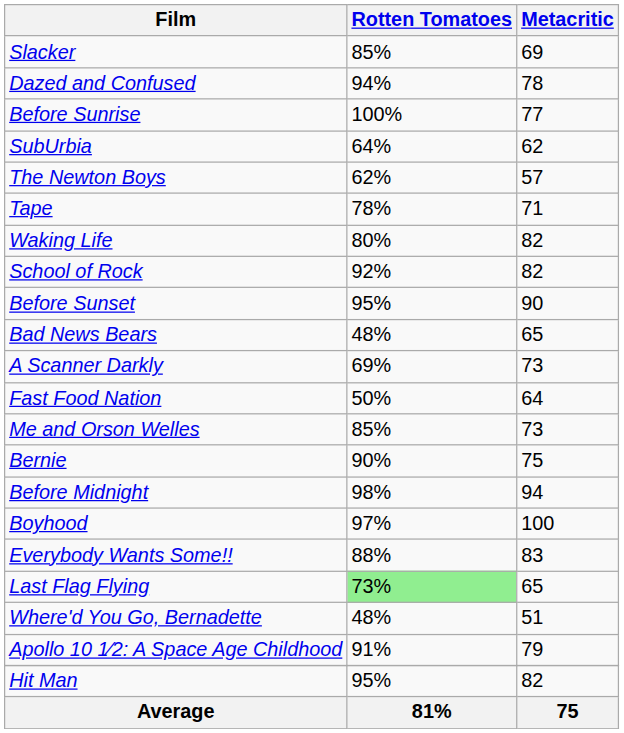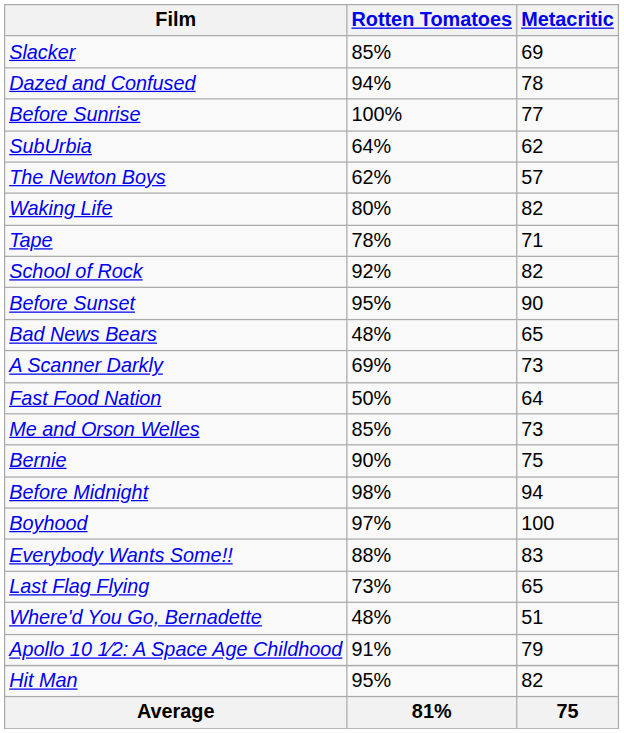rows swapped: (61, 240) <-> (31, 209)
(371, 586) lightgreen background -> (371, 586) no background
